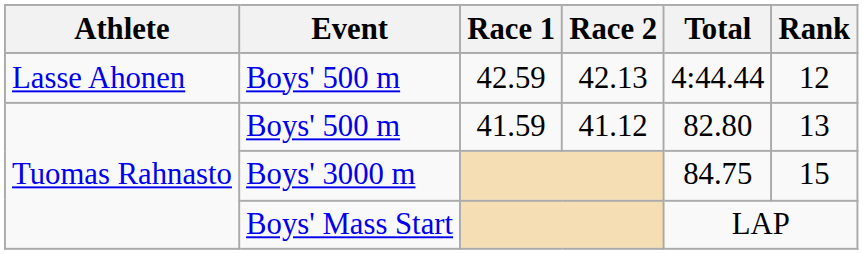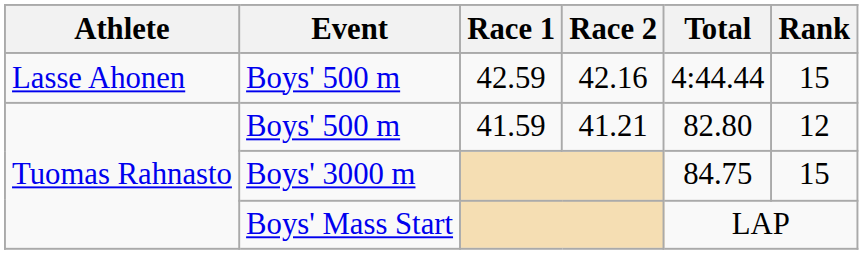(613, 77) 42.13 -> (613, 77) 42.16
(814, 77) 12 -> (814, 77) 15
(613, 126) 41.12 -> (613, 126) 41.21
(814, 126) 13 -> (814, 126) 12
